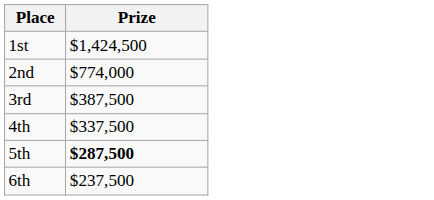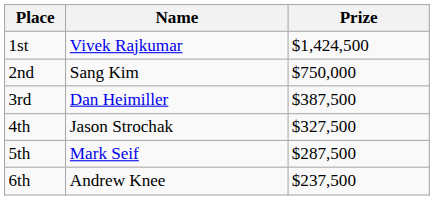+ column: (177, 18)
(102, 72) $774,000 -> (324, 72) $750,000
(102, 126) $337,500 -> (324, 126) $327,500
(102, 153) bold -> (324, 153) normal
